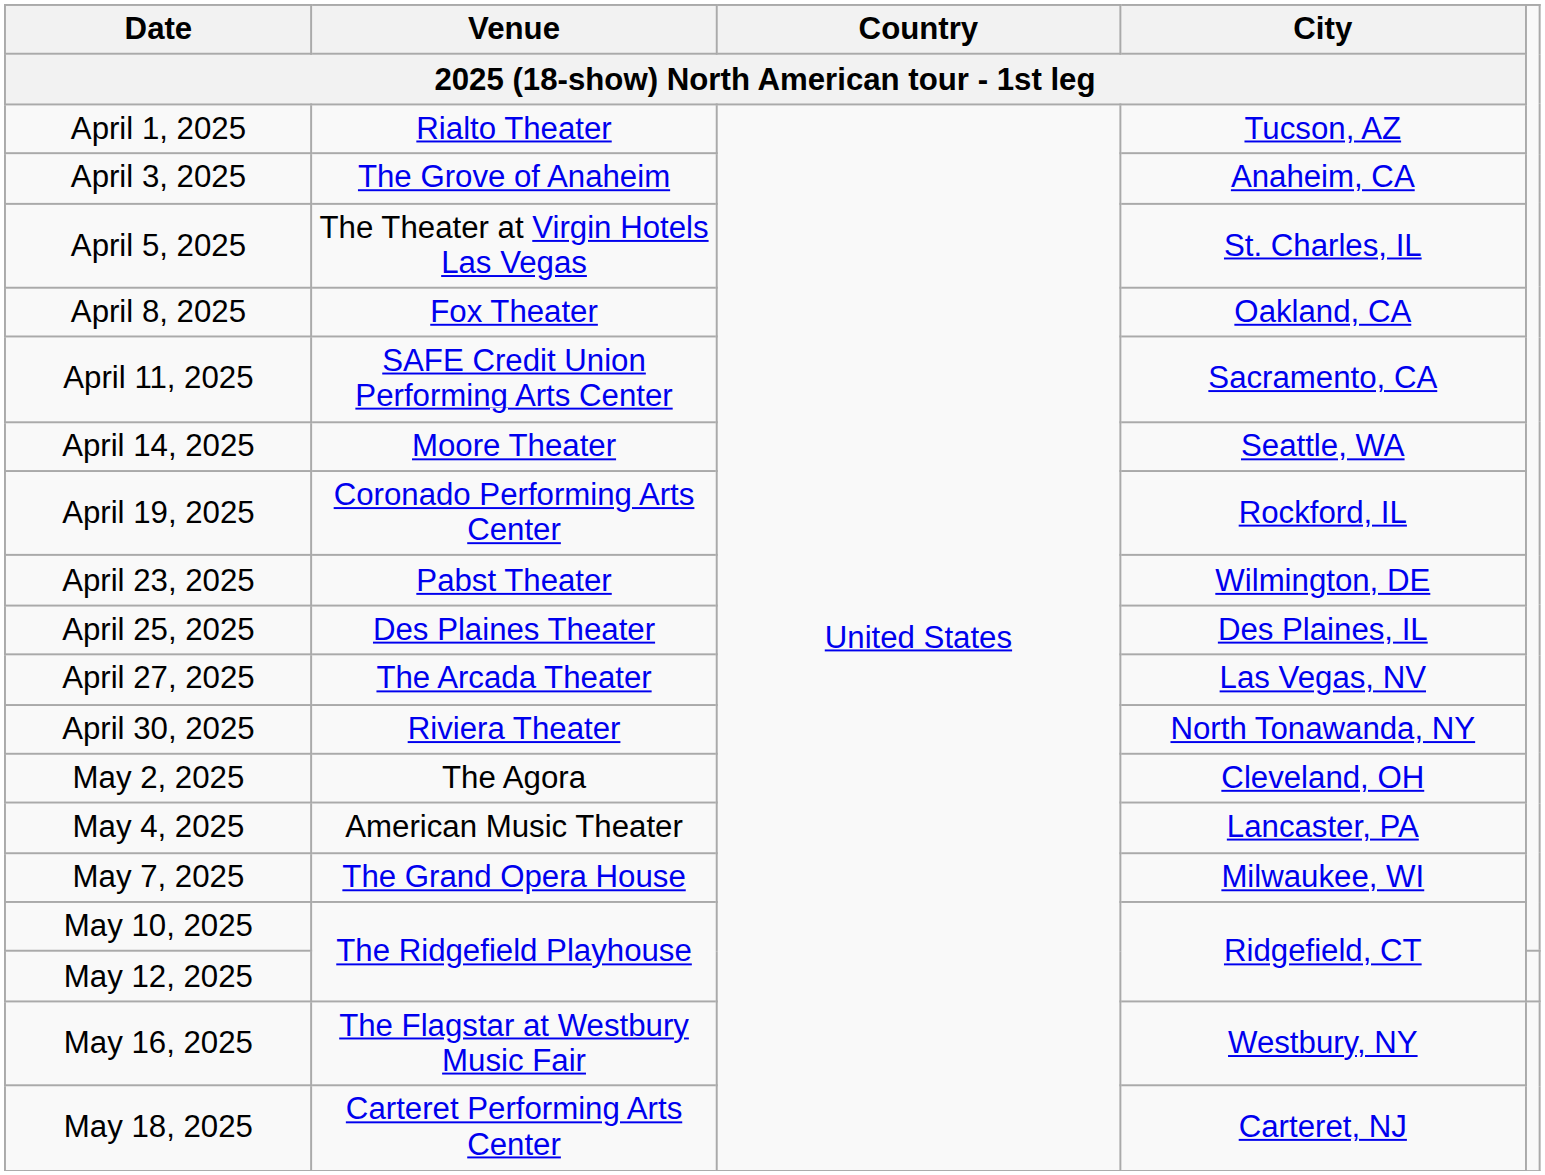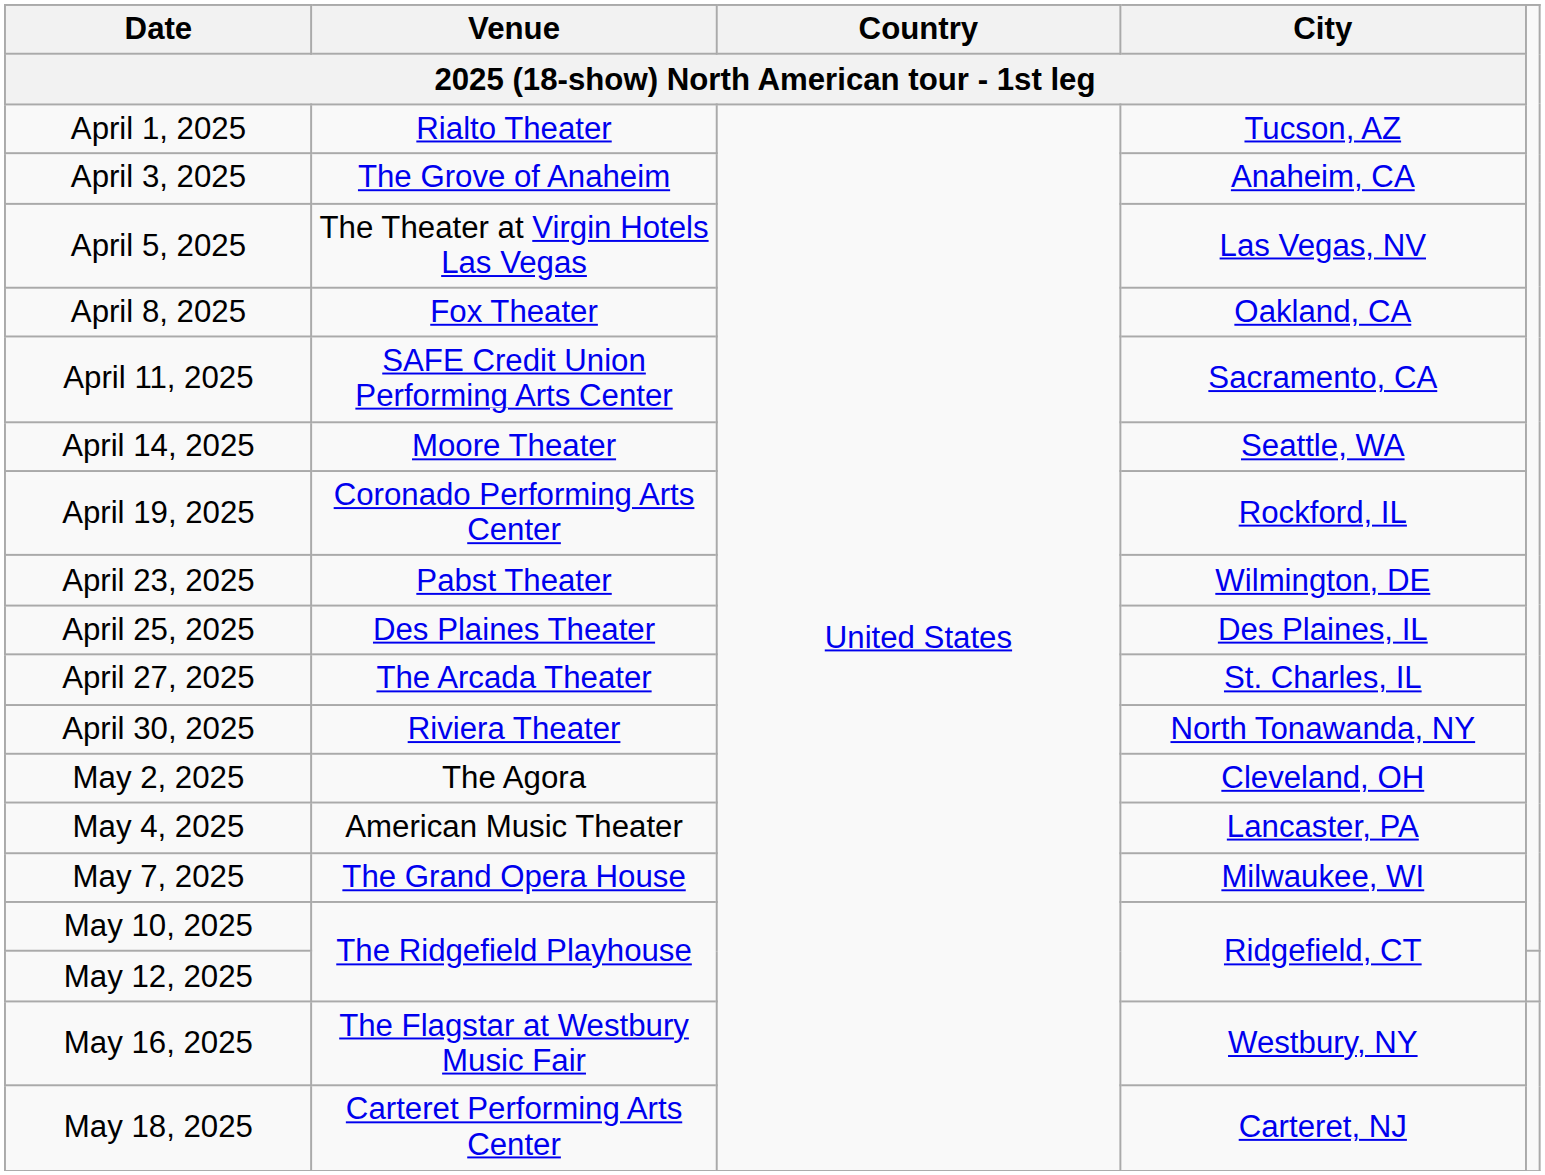(1323, 244) St. Charles, IL -> (1323, 244) Las Vegas, NV
(1323, 678) Las Vegas, NV -> (1323, 678) St. Charles, IL
